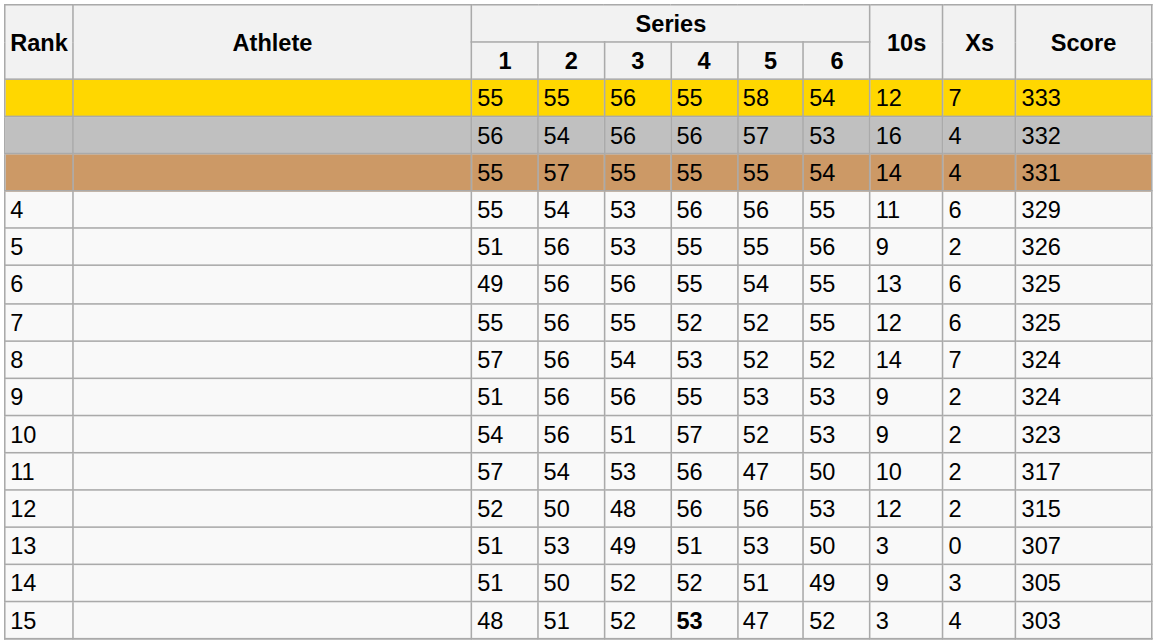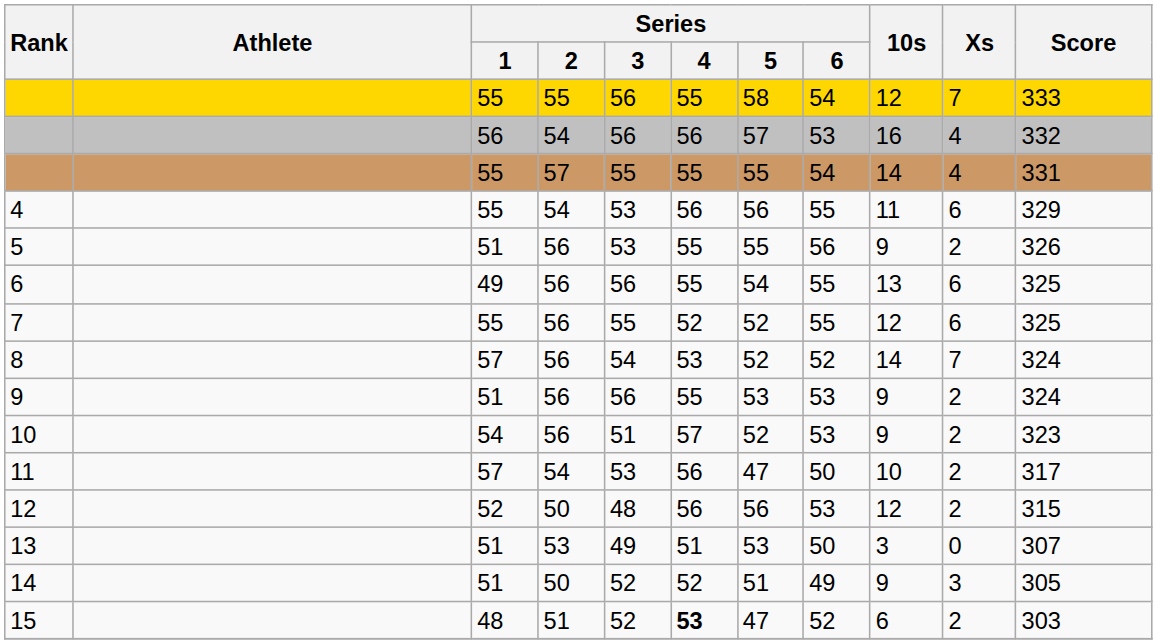(882, 620) 3 -> (882, 620) 6
(955, 620) 4 -> (955, 620) 2
